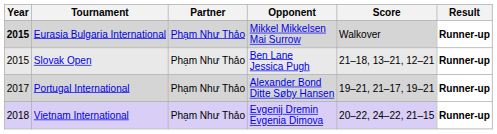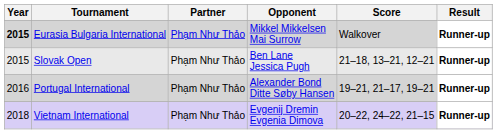(18, 88) 2017 -> (18, 88) 2016
